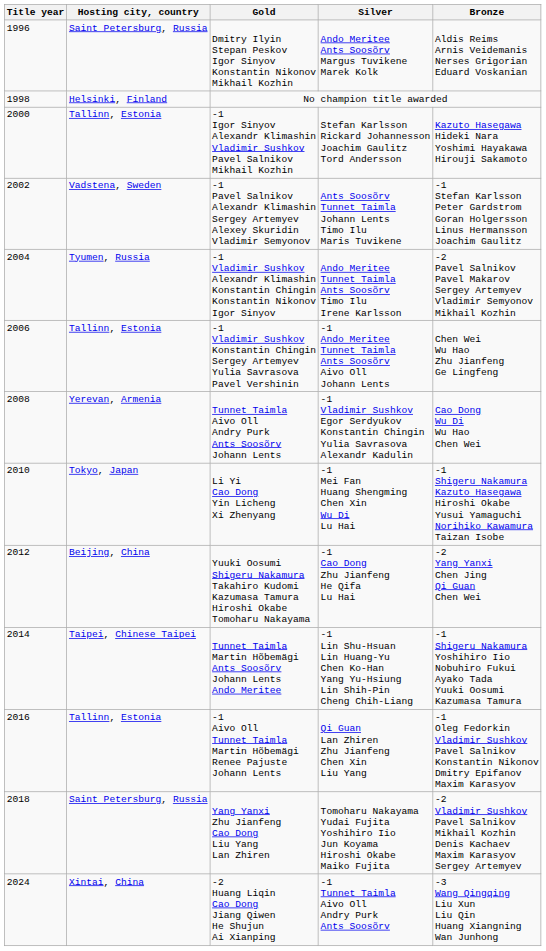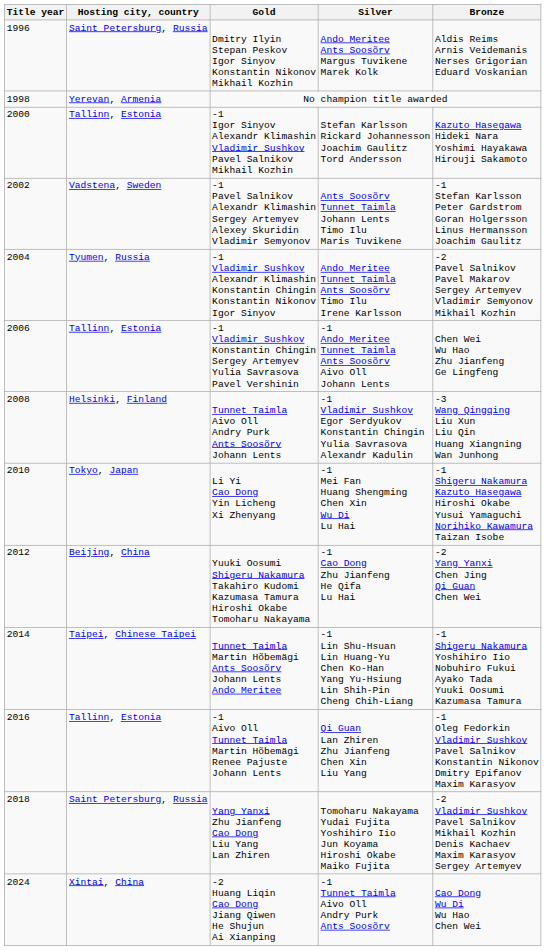(118, 99) Helsinki, Finland -> (115, 99) Yerevan, Armenia
(115, 399) Yerevan, Armenia -> (118, 399) Helsinki, Finland
(458, 427) Cao Dong Wu Di Wu Hao Chen Wei -> (478, 427) -3 Wang Qingqing Liu Xun Liu Qin Huang Xiangning Wan Junhong
(478, 910) -3 Wang Qingqing Liu Xun Liu Qin Huang Xiangning Wan Junhong -> (458, 910) Cao Dong Wu Di Wu Hao Chen Wei
